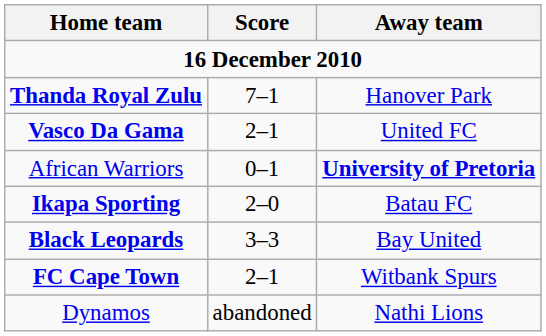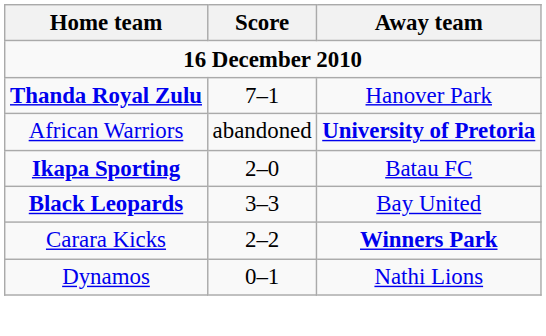- row: (106, 131)
(262, 167) 0–1 -> (262, 131) abandoned
- row: (106, 276)
+ row: (106, 240)
(262, 312) abandoned -> (262, 276) 0–1
